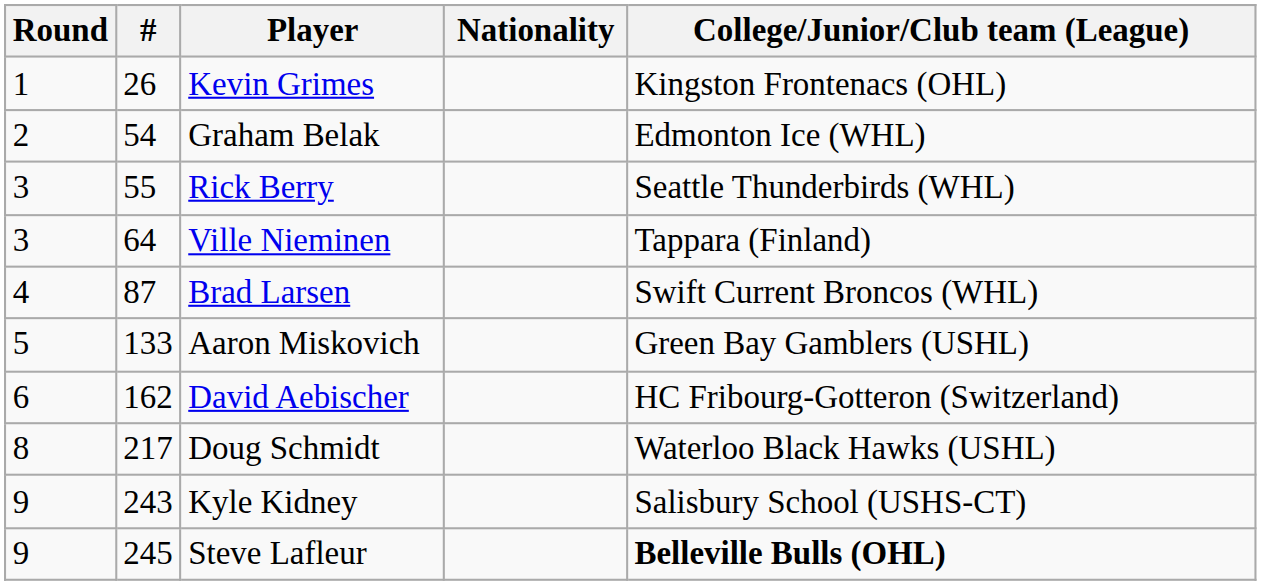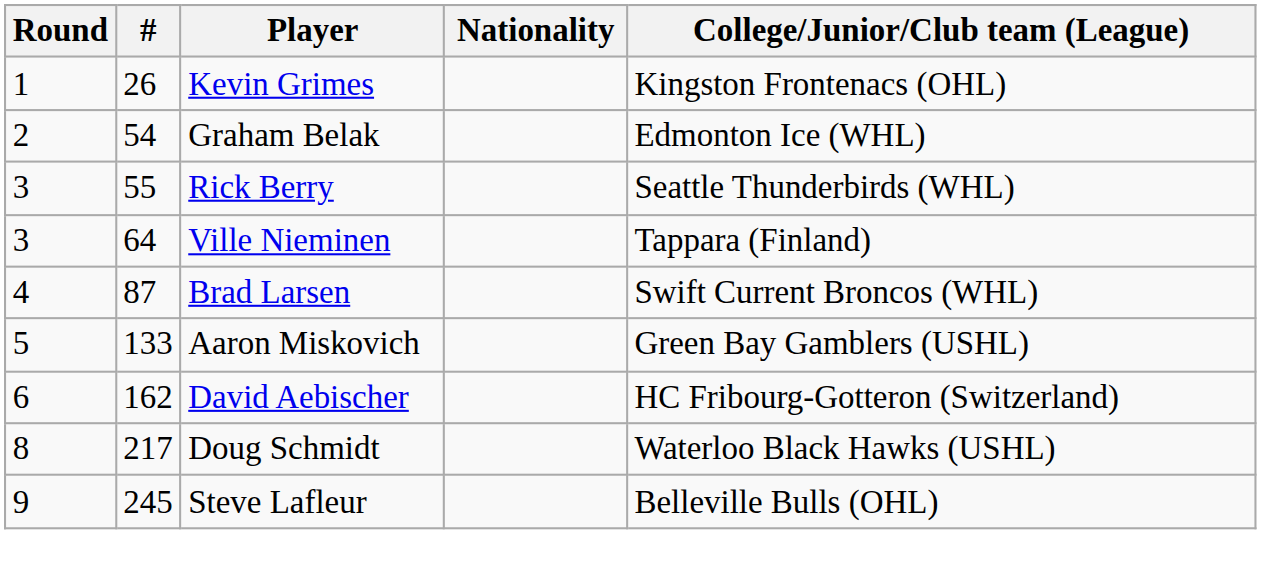- row: (273, 501)
(790, 553) bold -> (786, 501) normal
